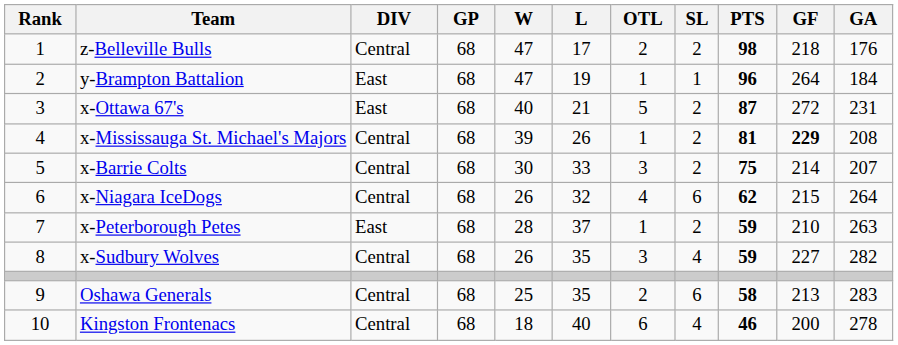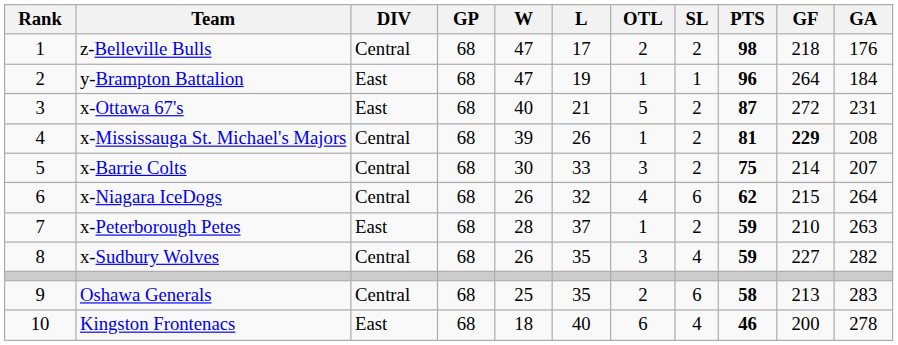(383, 324) Central -> (371, 324) East
